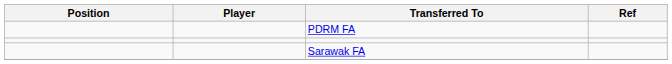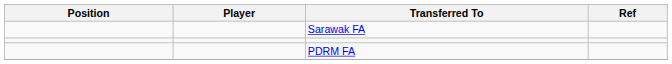rows swapped: (89, 30) <-> (89, 52)
